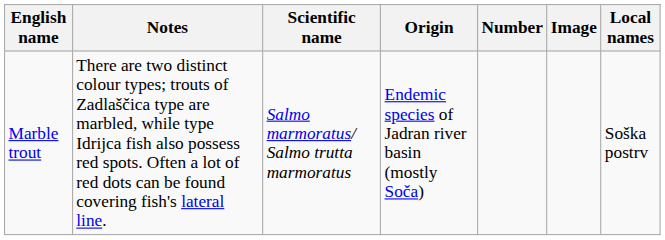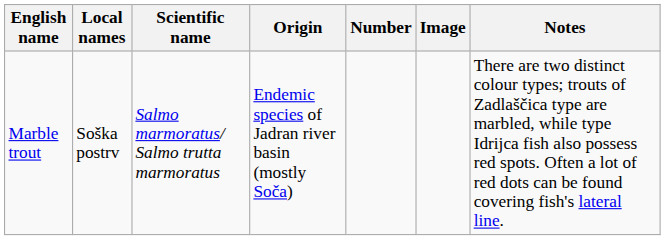columns swapped: (630, 27) <-> (167, 27)
